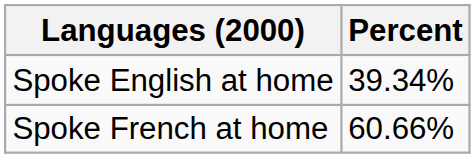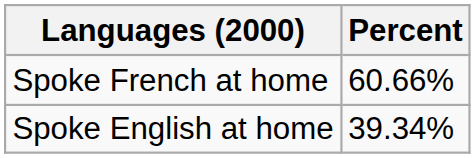rows swapped: (170, 129) <-> (173, 80)
